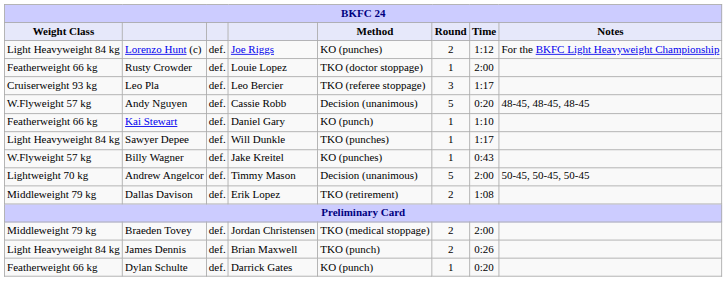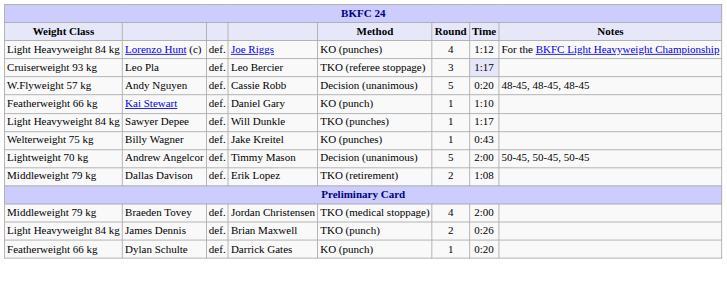(451, 49) 2 -> (451, 49) 4
- row: (159, 67)
(484, 85) no background -> (484, 67) lavender background
(49, 158) W.Flyweight 57 kg -> (50, 140) Welterweight 75 kg
(451, 231) 2 -> (451, 212) 4
